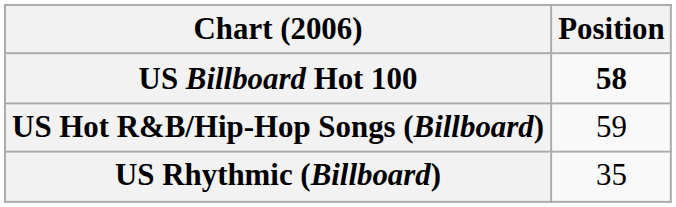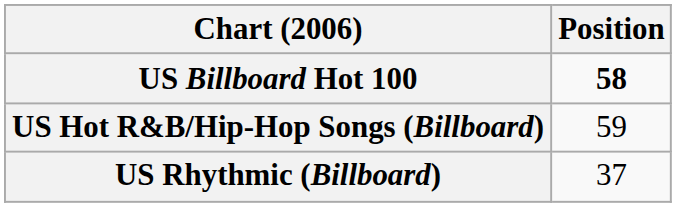(611, 175) 35 -> (611, 175) 37
